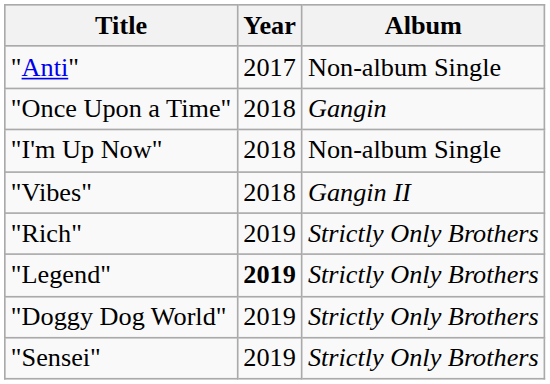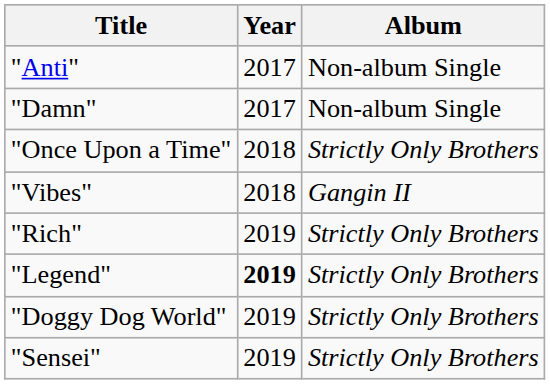+ row: (54, 108)
(347, 108) Gangin -> (423, 150) Strictly Only Brothers
- row: (87, 150)
